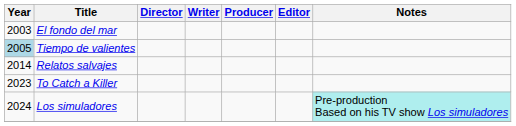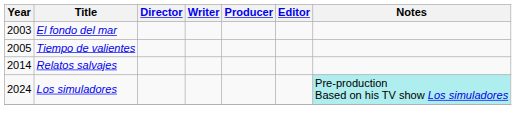(19, 48) lightblue background -> (19, 48) no background
- row: (77, 83)
